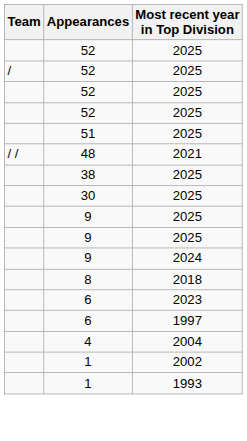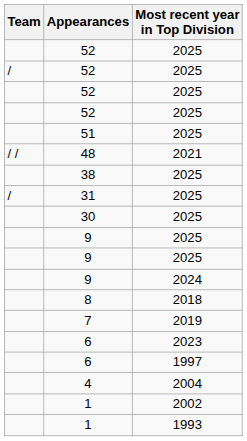+ row: (88, 196)
+ row: (88, 320)
